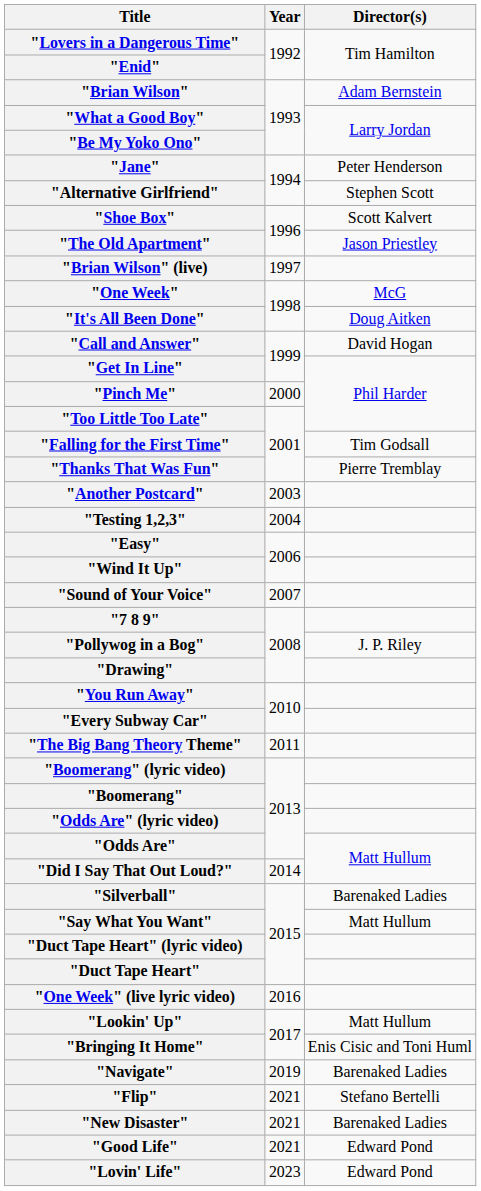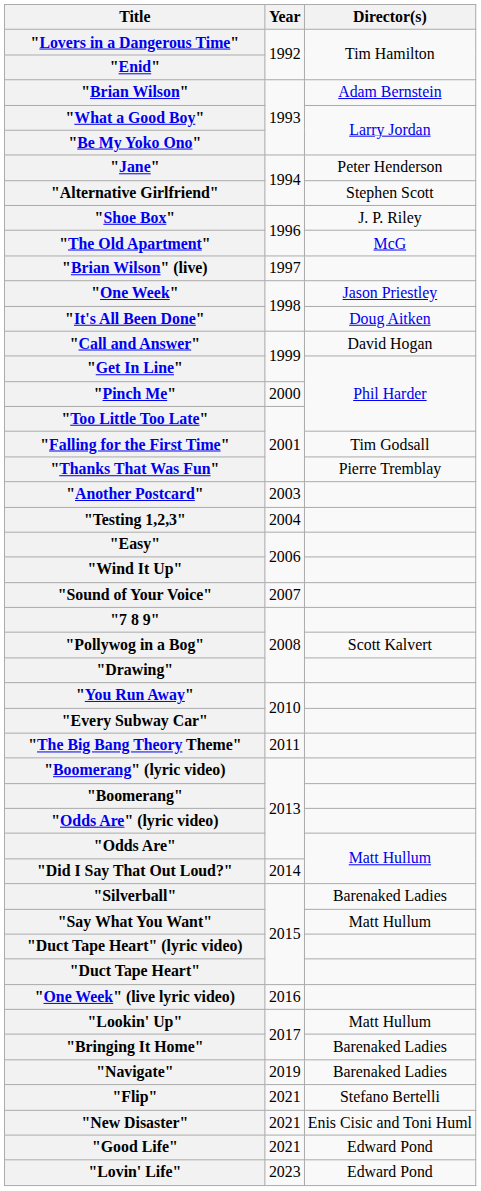(390, 218) Scott Kalvert -> (390, 218) J. P. Riley
(390, 243) Jason Priestley -> (390, 243) McG
(390, 293) McG -> (390, 293) Jason Priestley
(390, 645) J. P. Riley -> (390, 645) Scott Kalvert
(390, 1047) Enis Cisic and Toni Huml -> (390, 1047) Barenaked Ladies
(390, 1122) Barenaked Ladies -> (390, 1122) Enis Cisic and Toni Huml
